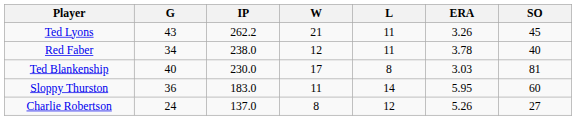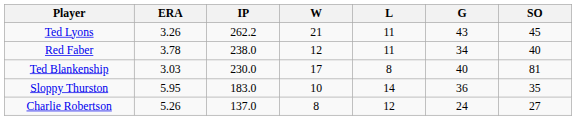columns swapped: (170, 13) <-> (462, 13)
(316, 87) 11 -> (316, 87) 10
(535, 87) 60 -> (535, 87) 35
